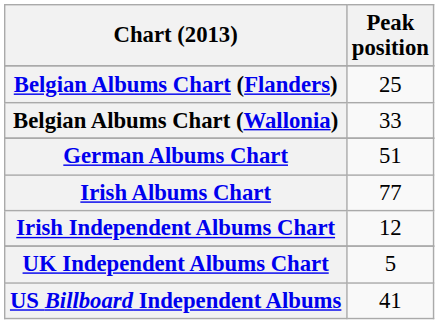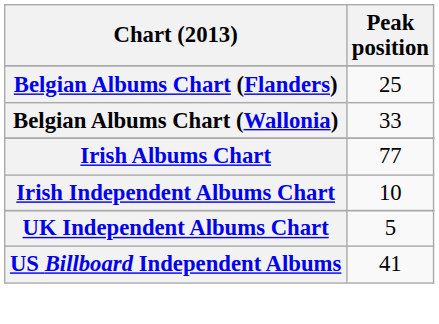- row: (176, 156)
(390, 228) 12 -> (390, 192) 10
